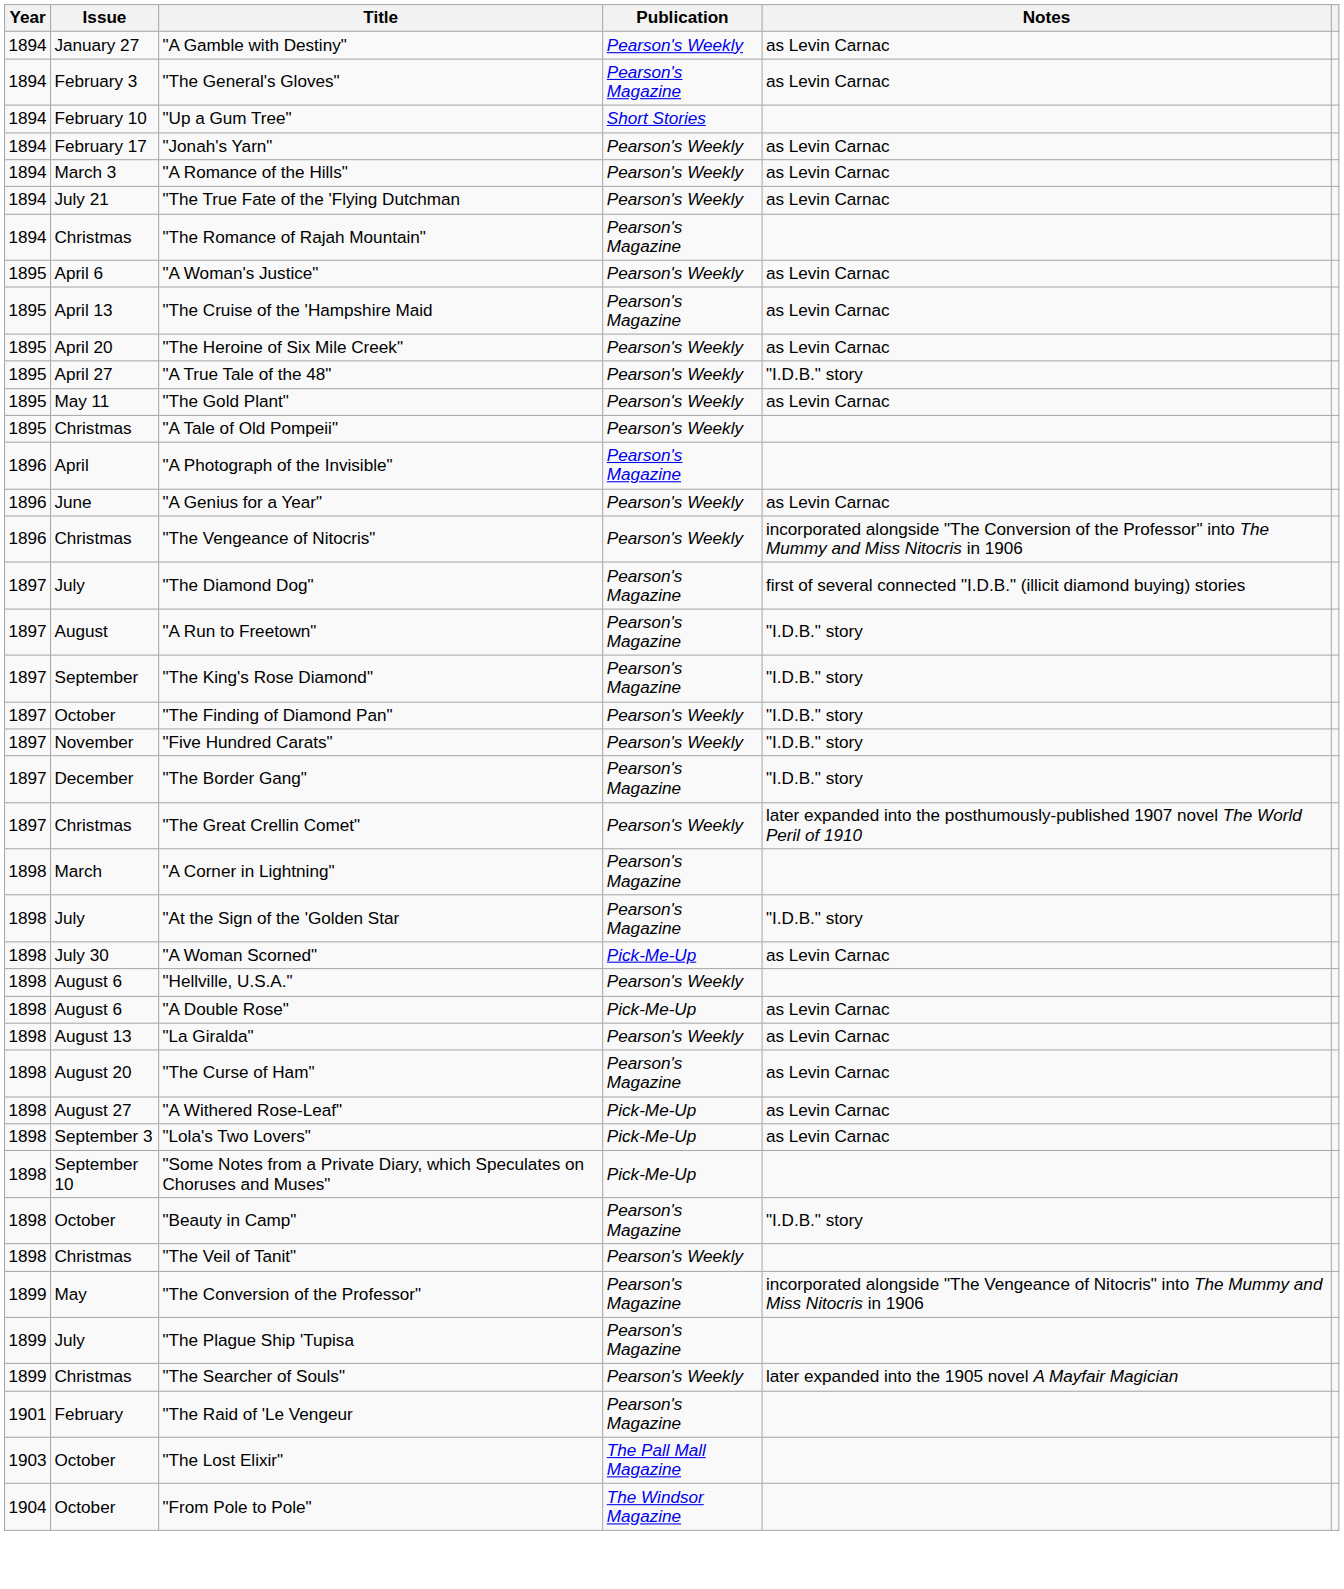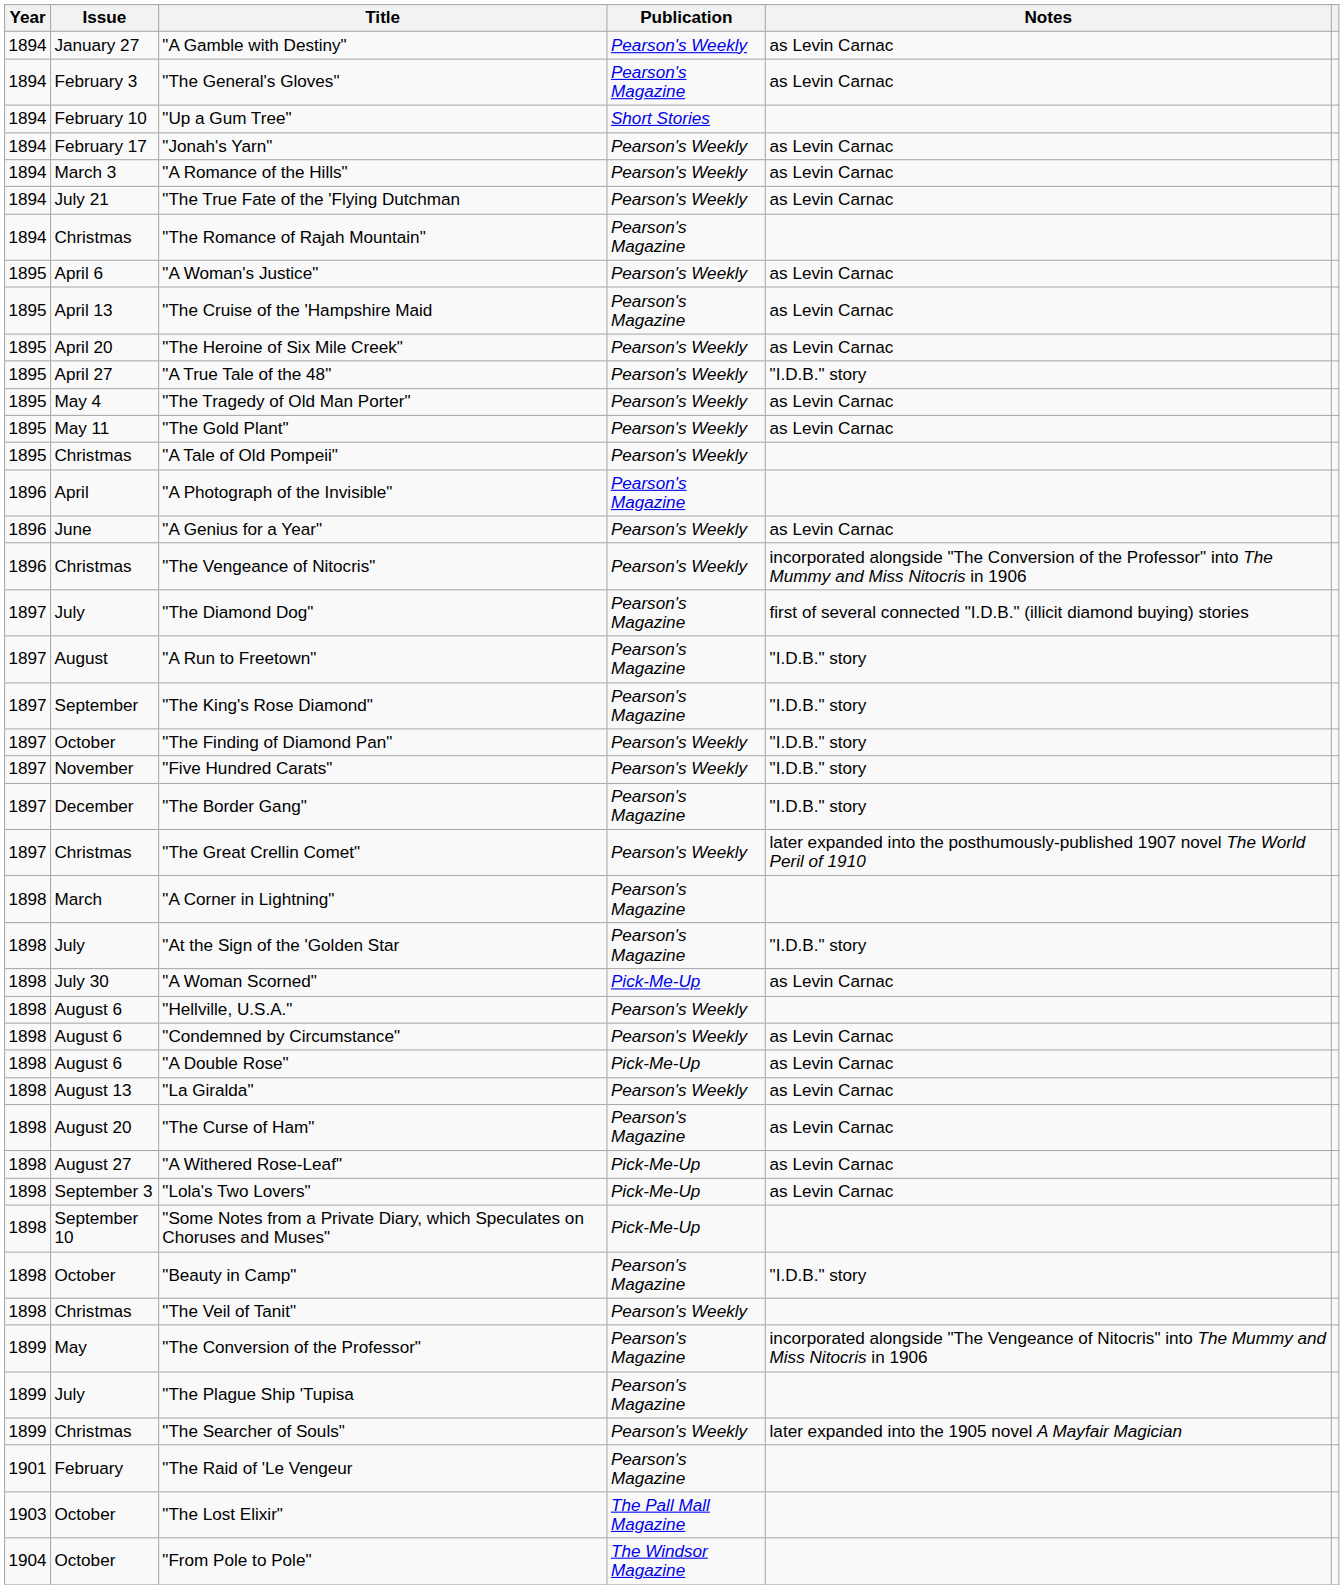+ row: (286, 401)
+ row: (281, 1036)
